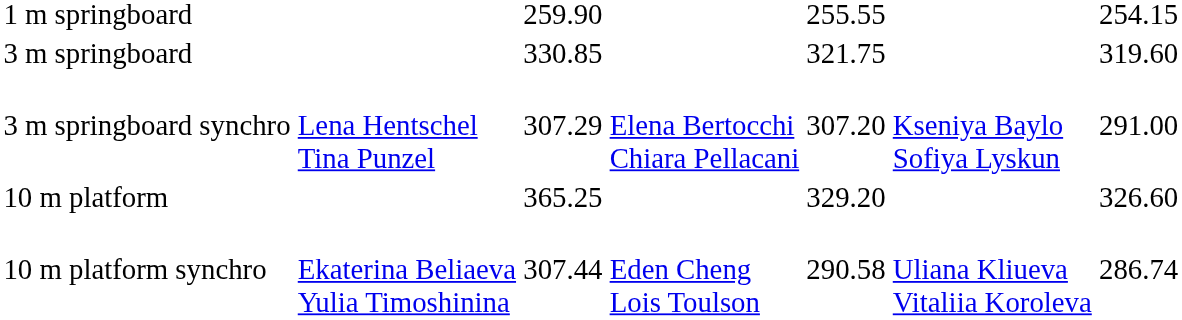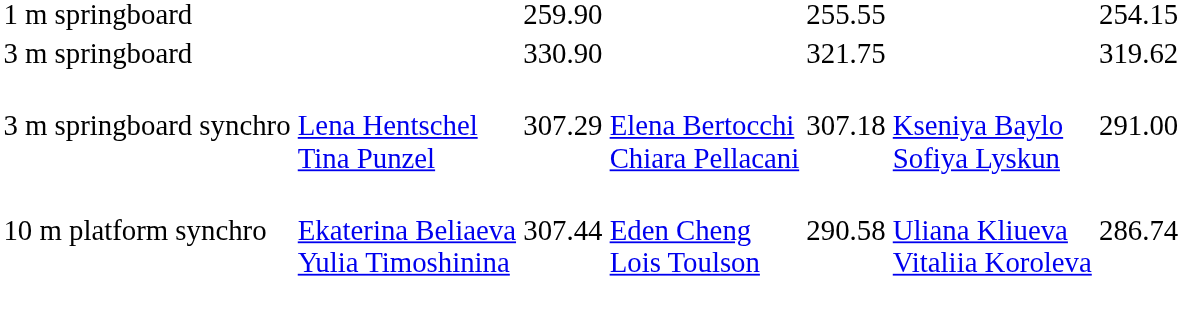(563, 53) 330.85 -> (563, 53) 330.90
(1139, 53) 319.60 -> (1139, 53) 319.62
(846, 125) 307.20 -> (846, 125) 307.18
- row: (86, 197)
